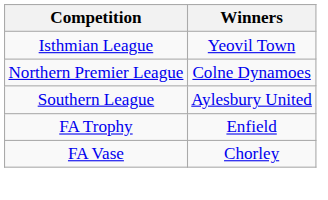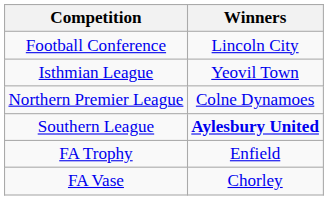+ row: (96, 45)
(252, 99) normal -> (255, 126) bold
